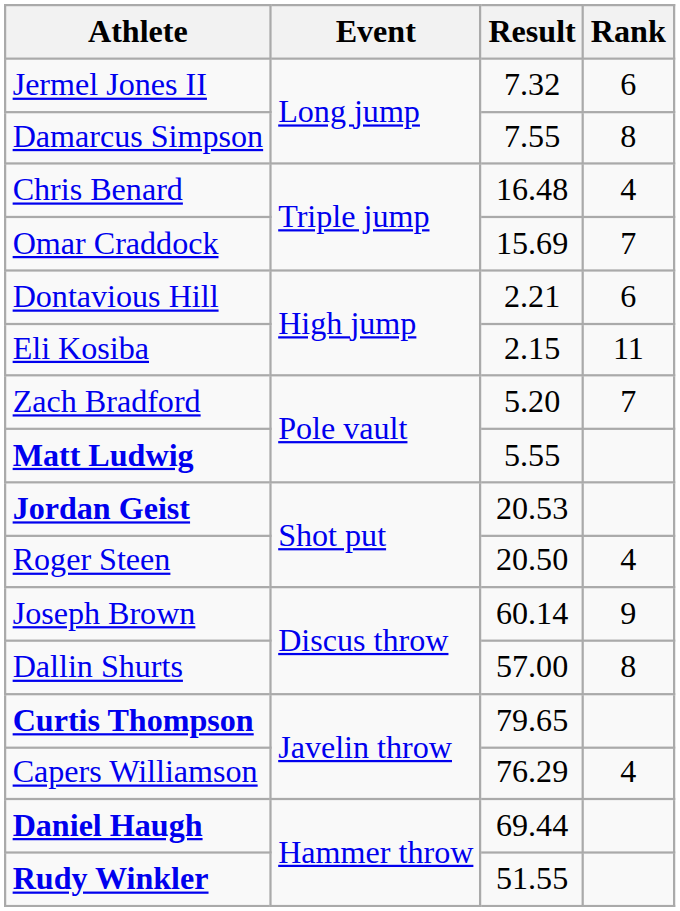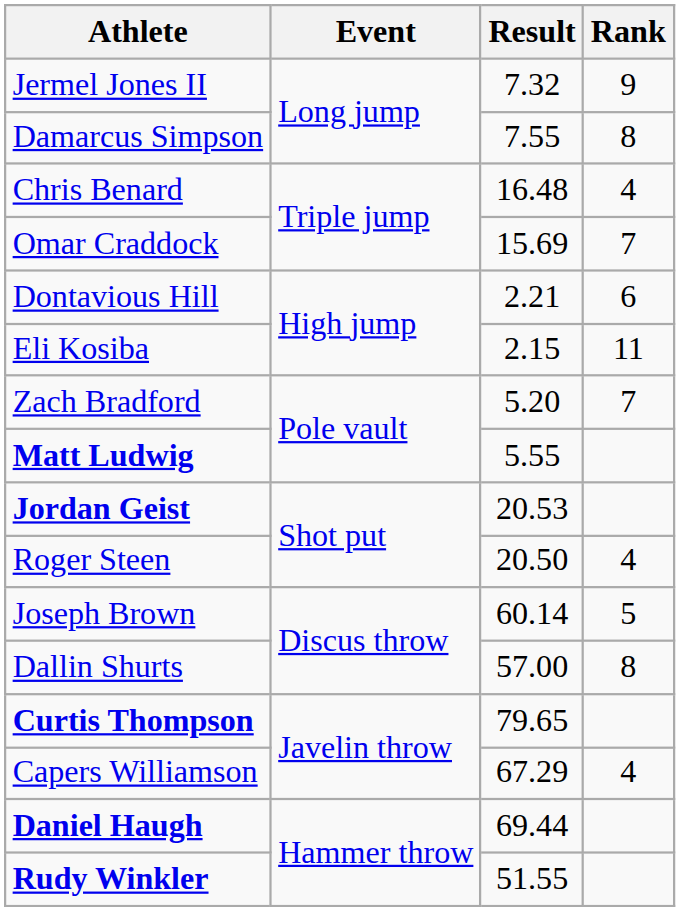(628, 84) 6 -> (628, 84) 9
(628, 613) 9 -> (628, 613) 5
(532, 772) 76.29 -> (532, 772) 67.29
